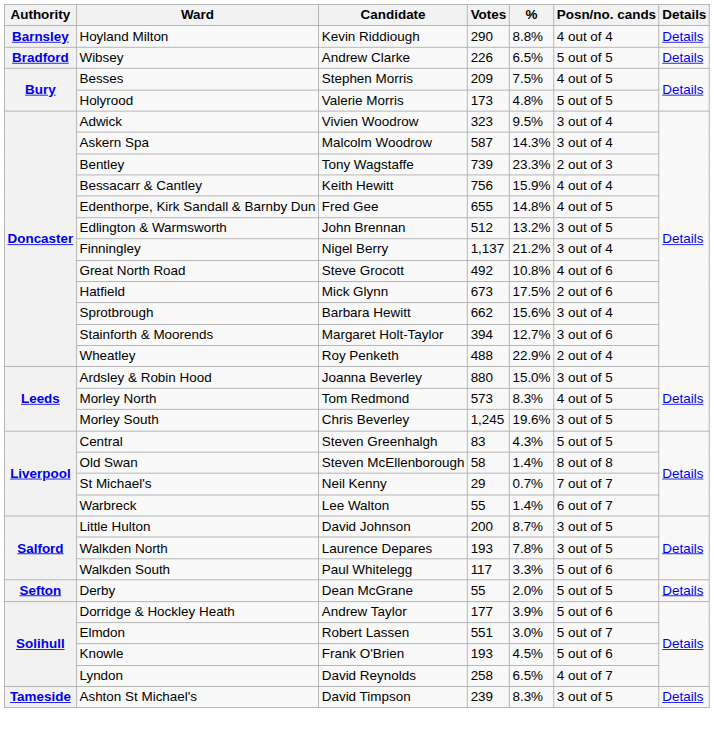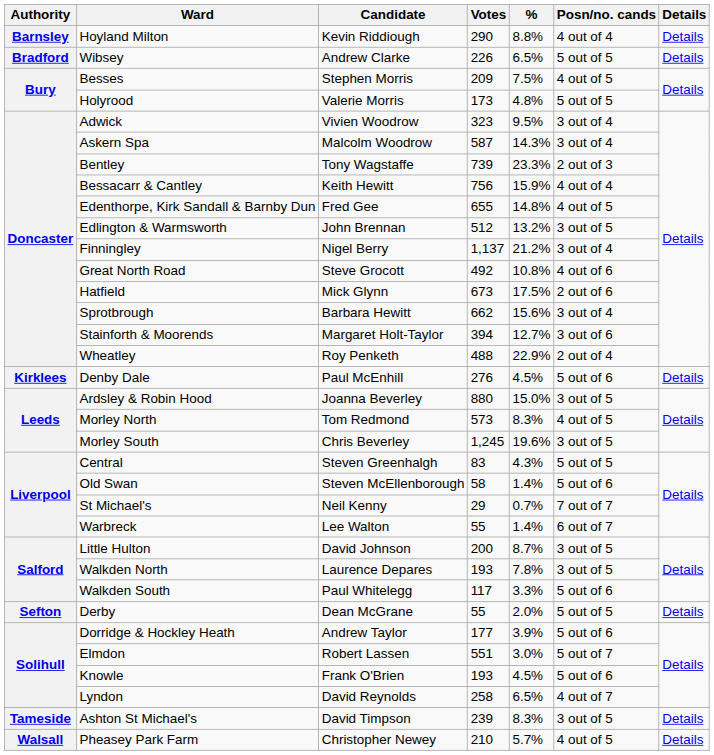+ row: (115, 377)
(585, 462) 8 out of 8 -> (585, 484) 5 out of 6
+ row: (139, 739)
